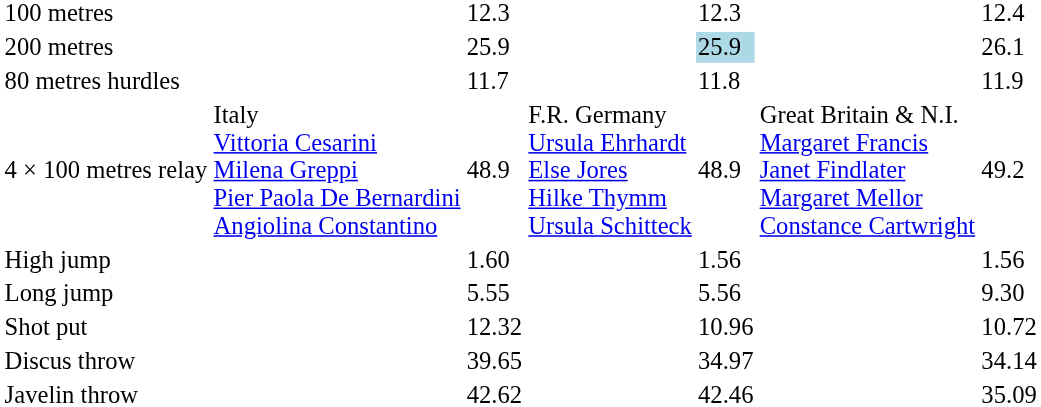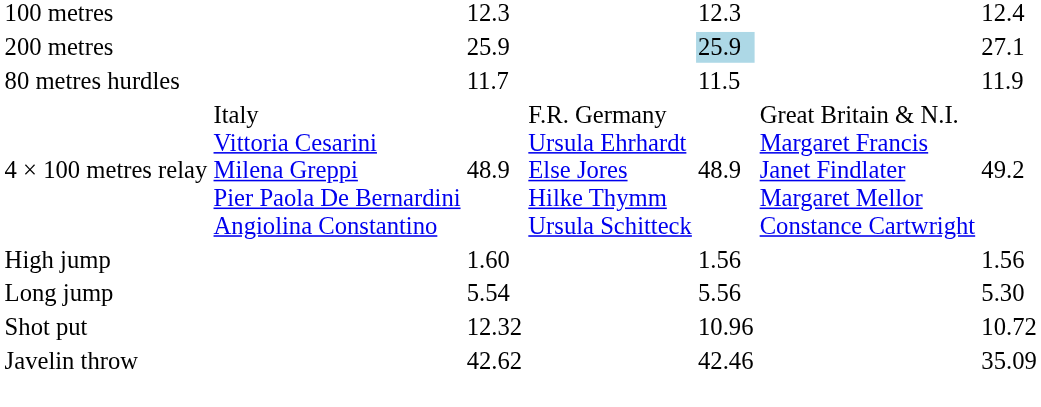(1003, 47) 26.1 -> (1003, 47) 27.1
(719, 80) 11.8 -> (719, 80) 11.5
(488, 293) 5.55 -> (488, 293) 5.54
(1003, 293) 9.30 -> (1003, 293) 5.30
- row: (70, 361)
